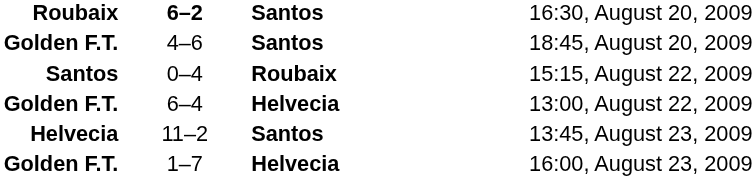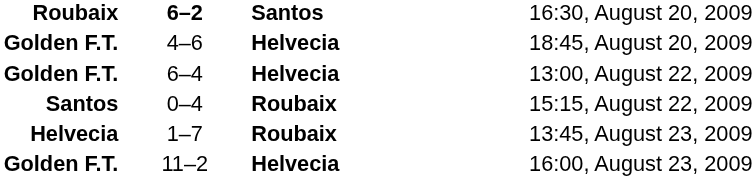(287, 43) Santos -> (295, 43) Helvecia
rows swapped: (641, 103) <-> (641, 73)
(185, 133) 11–2 -> (185, 133) 1–7
(287, 133) Santos -> (294, 133) Roubaix
(185, 164) 1–7 -> (185, 164) 11–2
